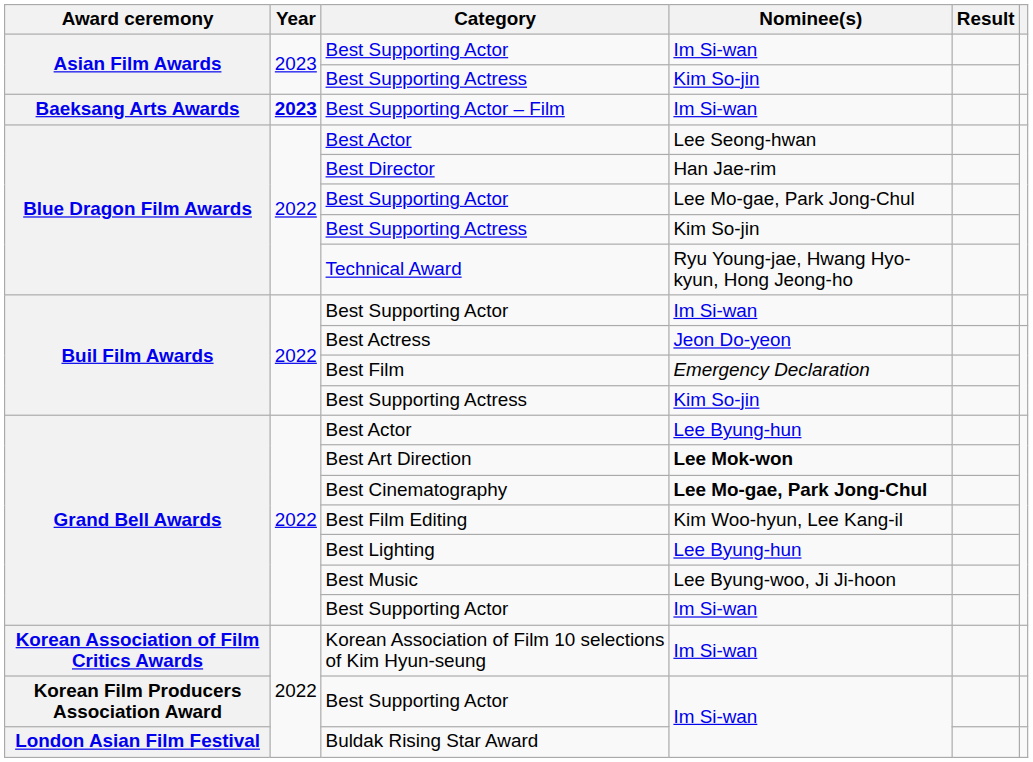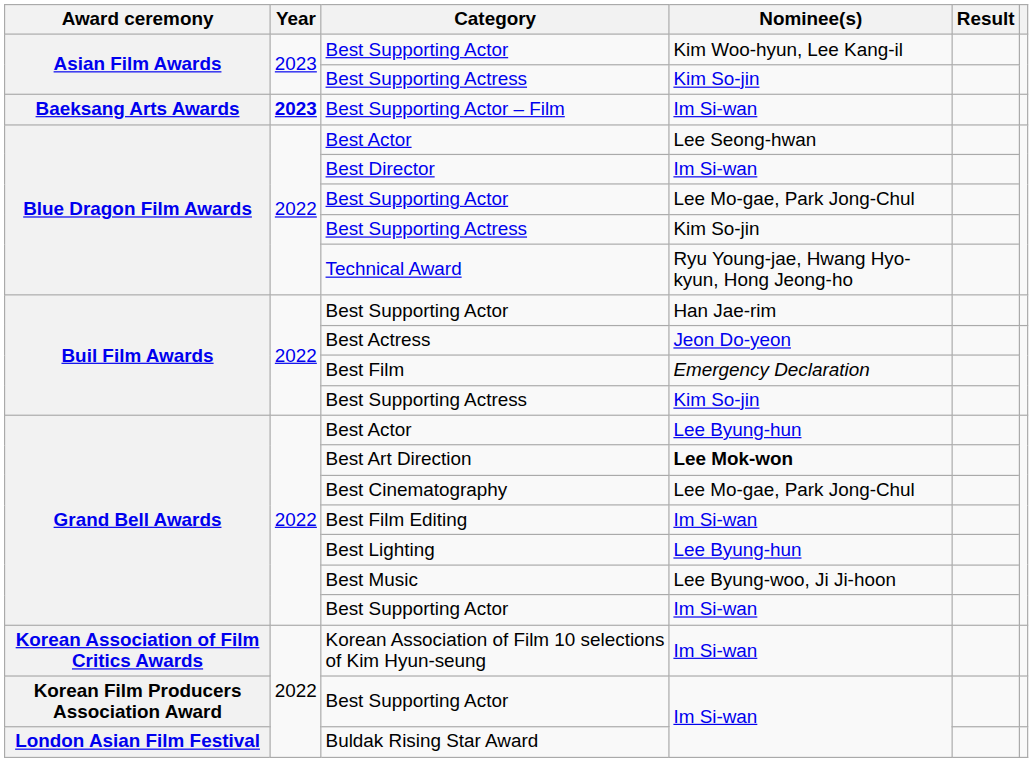(715, 49) Im Si-wan -> (788, 49) Kim Woo-hyun, Lee Kang-il
(725, 169) Han Jae-rim -> (715, 169) Im Si-wan
(715, 310) Im Si-wan -> (725, 310) Han Jae-rim
(800, 489) bold -> (794, 489) normal
(788, 519) Kim Woo-hyun, Lee Kang-il -> (715, 519) Im Si-wan
